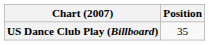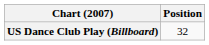(183, 31) 35 -> (183, 31) 32
